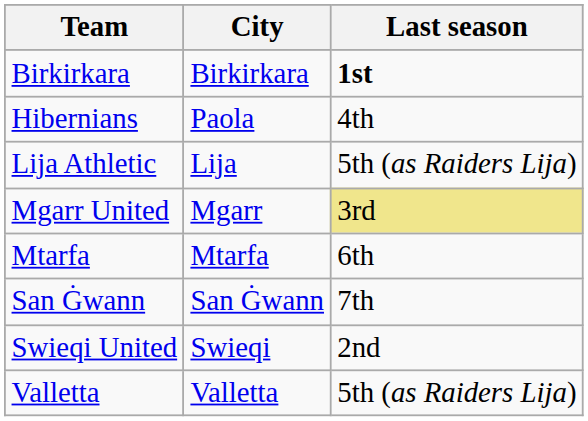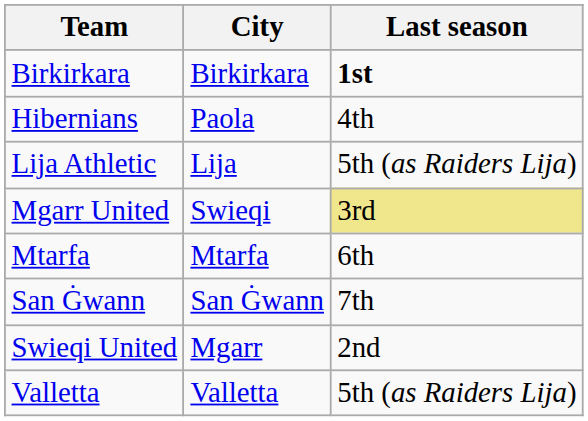(226, 210) Mgarr -> (230, 210) Swieqi
(230, 347) Swieqi -> (226, 347) Mgarr
